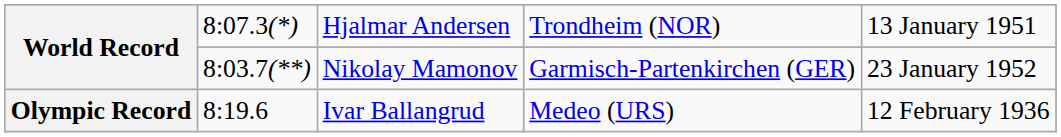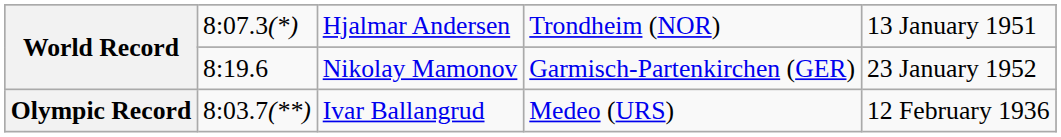(257, 68) 8:03.7(**) -> (236, 68) 8:19.6
(236, 110) 8:19.6 -> (257, 110) 8:03.7(**)
